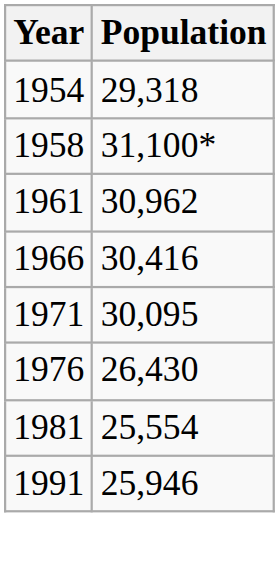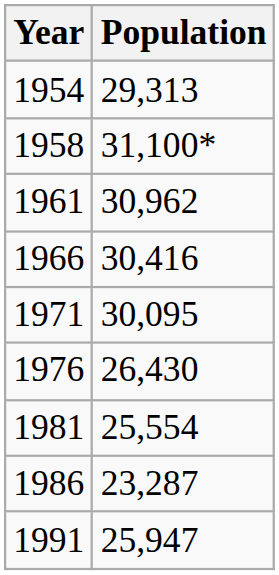(150, 88) 29,318 -> (150, 88) 29,313
+ row: (49, 483)
(150, 483) 25,946 -> (150, 539) 25,947
